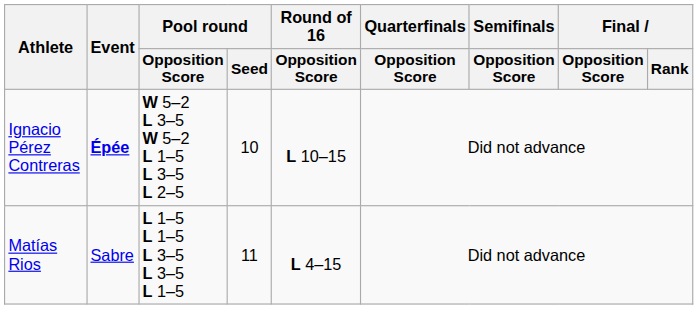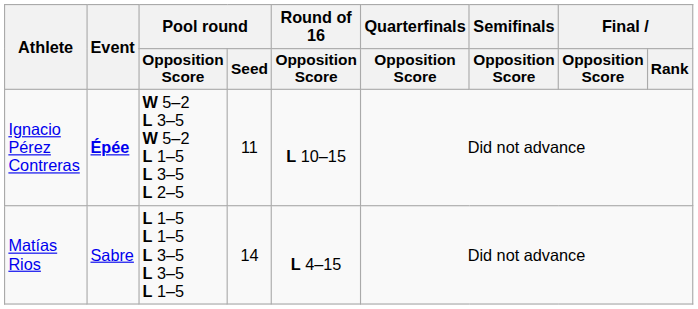(249, 148) 10 -> (249, 148) 11
(249, 255) 11 -> (249, 255) 14
